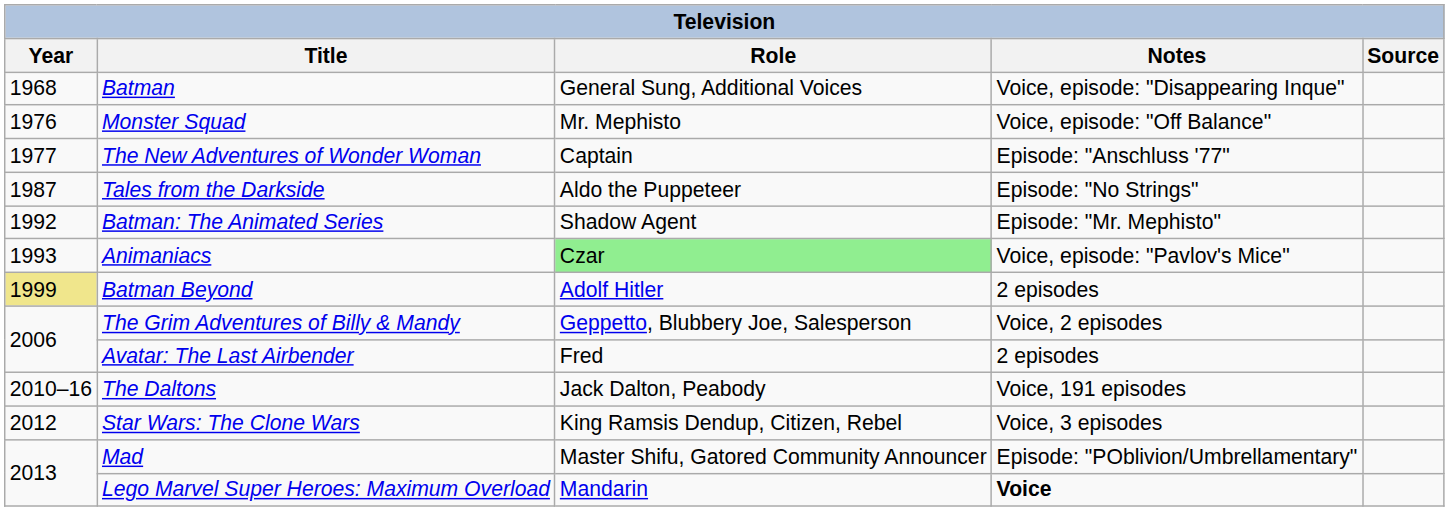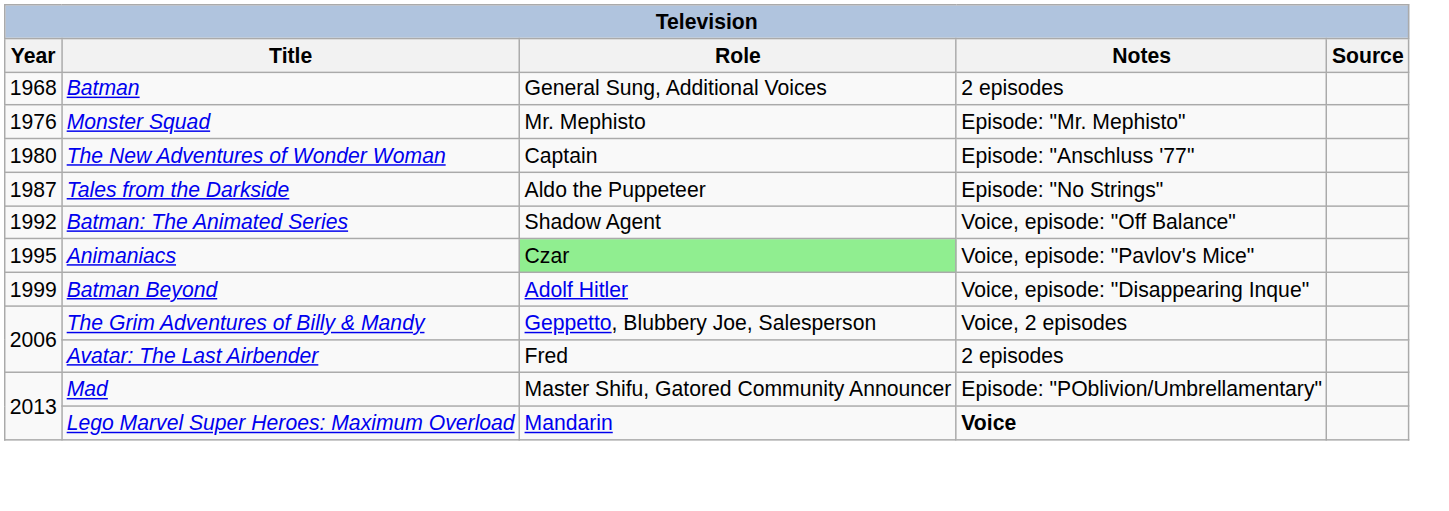(1171, 89) Voice, episode: "Disappearing Inque" -> (1012, 89) 2 episodes
(1134, 122) Voice, episode: "Off Balance" -> (1073, 122) Episode: "Mr. Mephisto"
(33, 156) 1977 -> (33, 156) 1980
(1109, 223) Episode: "Mr. Mephisto" -> (1099, 223) Voice, episode: "Off Balance"
(33, 256) 1993 -> (33, 256) 1995
(33, 289) khaki background -> (33, 289) no background
(1048, 289) 2 episodes -> (1135, 289) Voice, episode: "Disappearing Inque"
- row: (159, 390)
- row: (231, 423)
